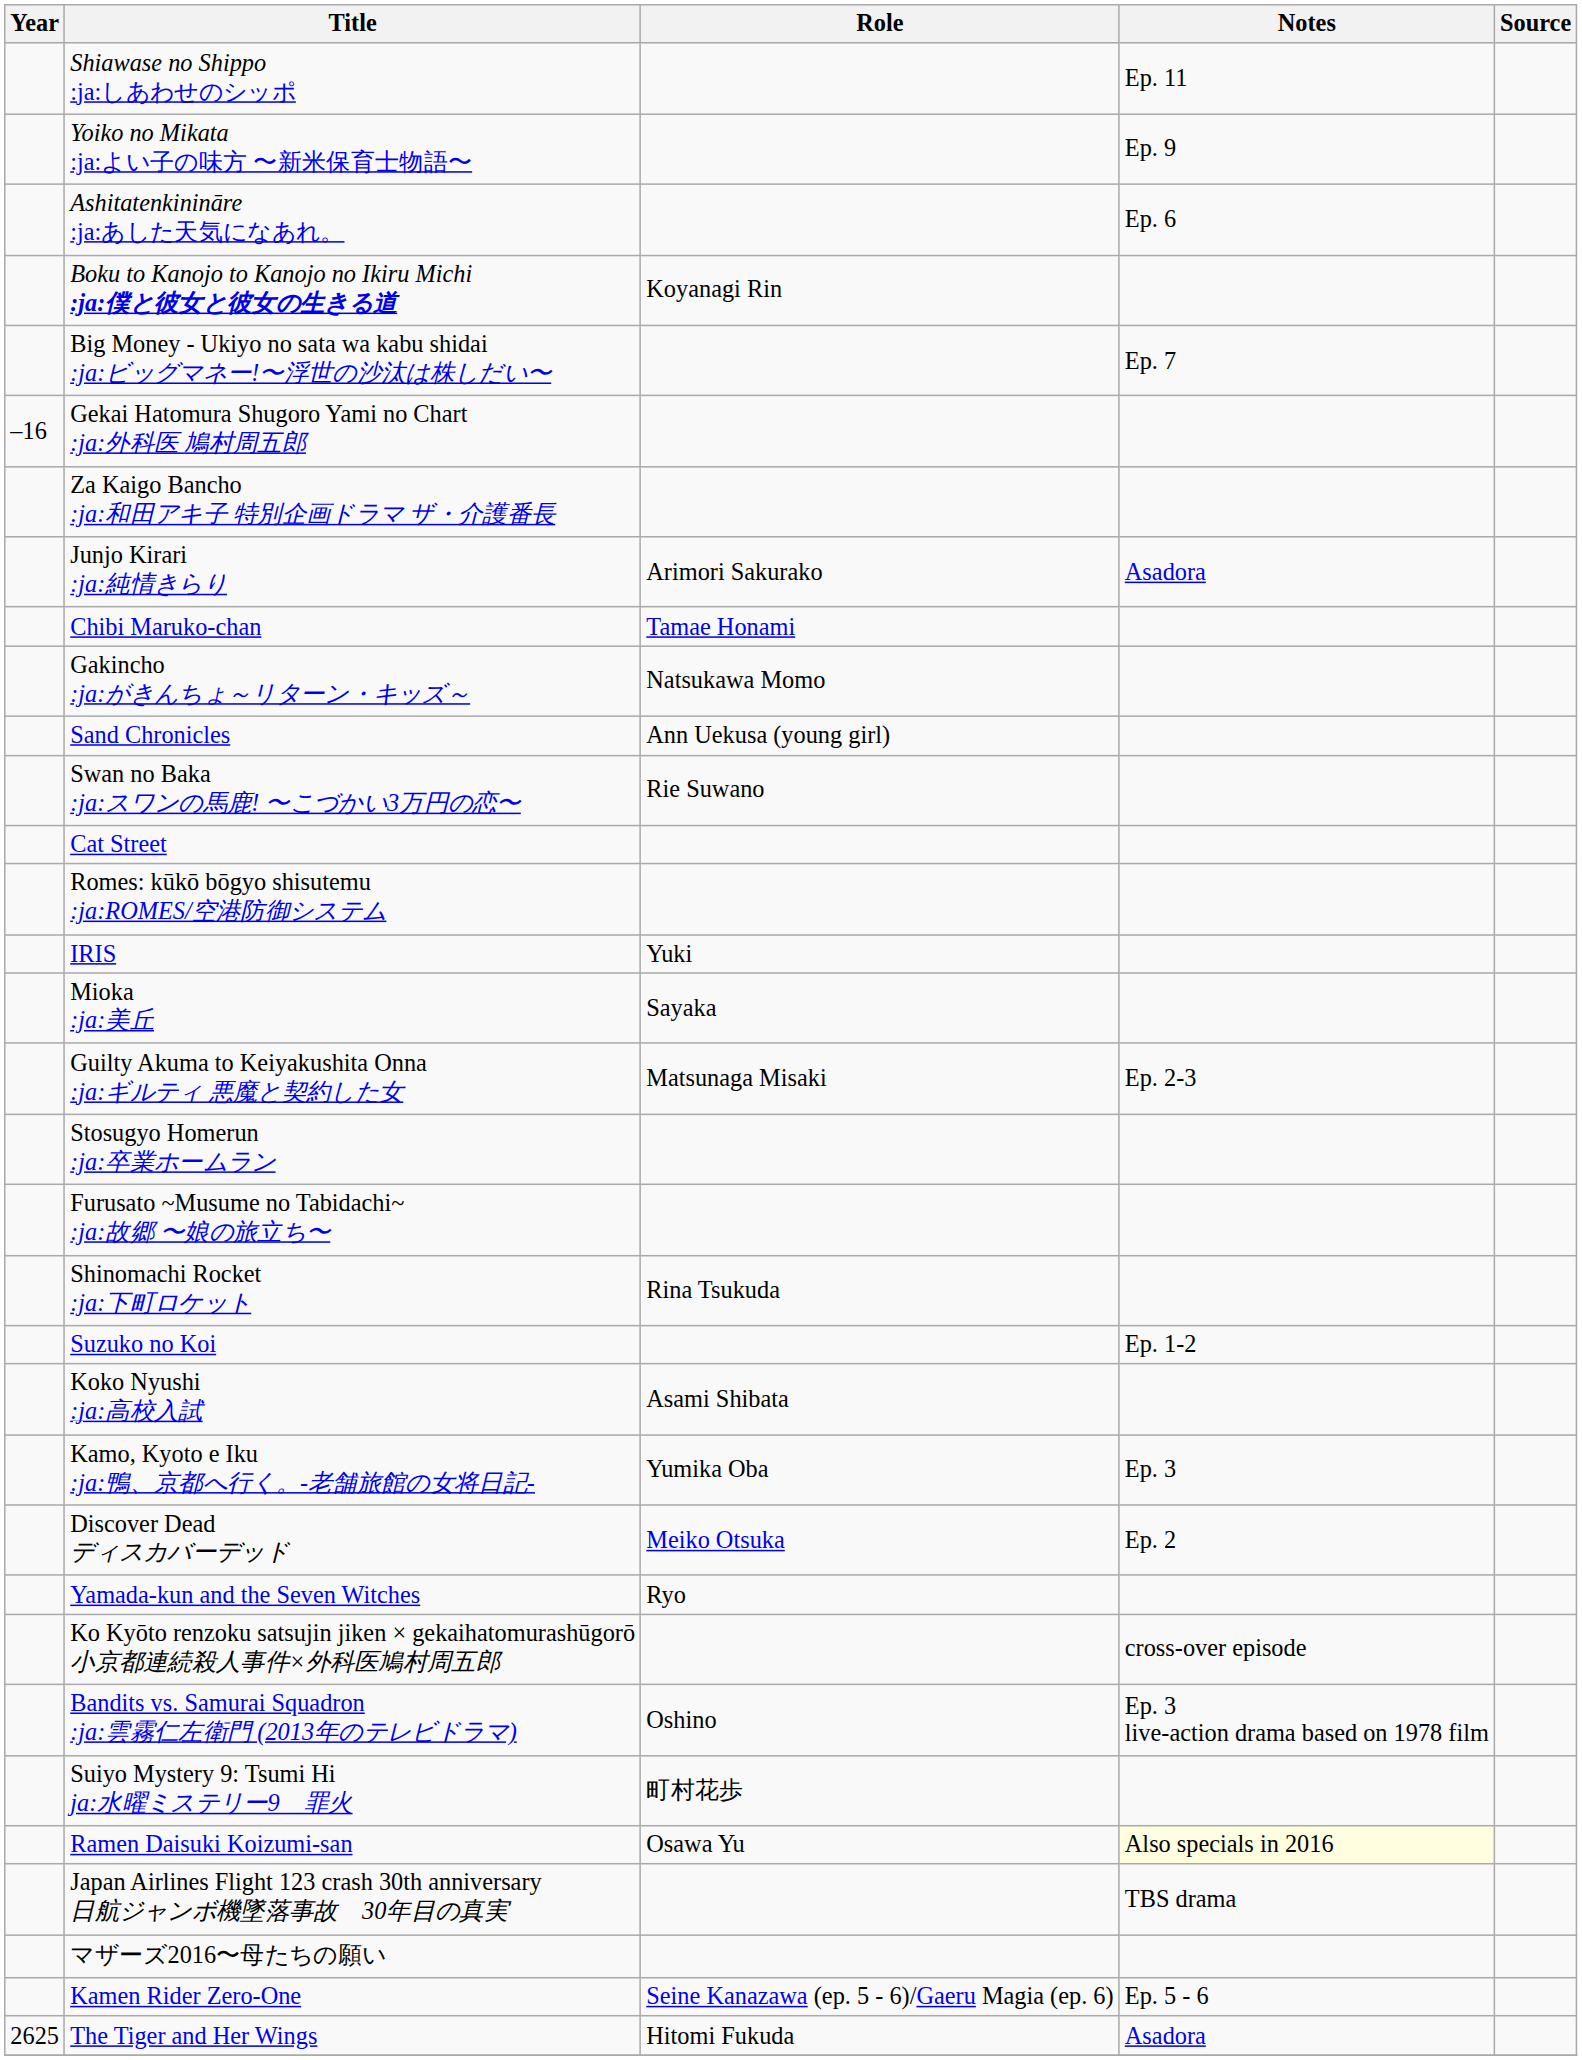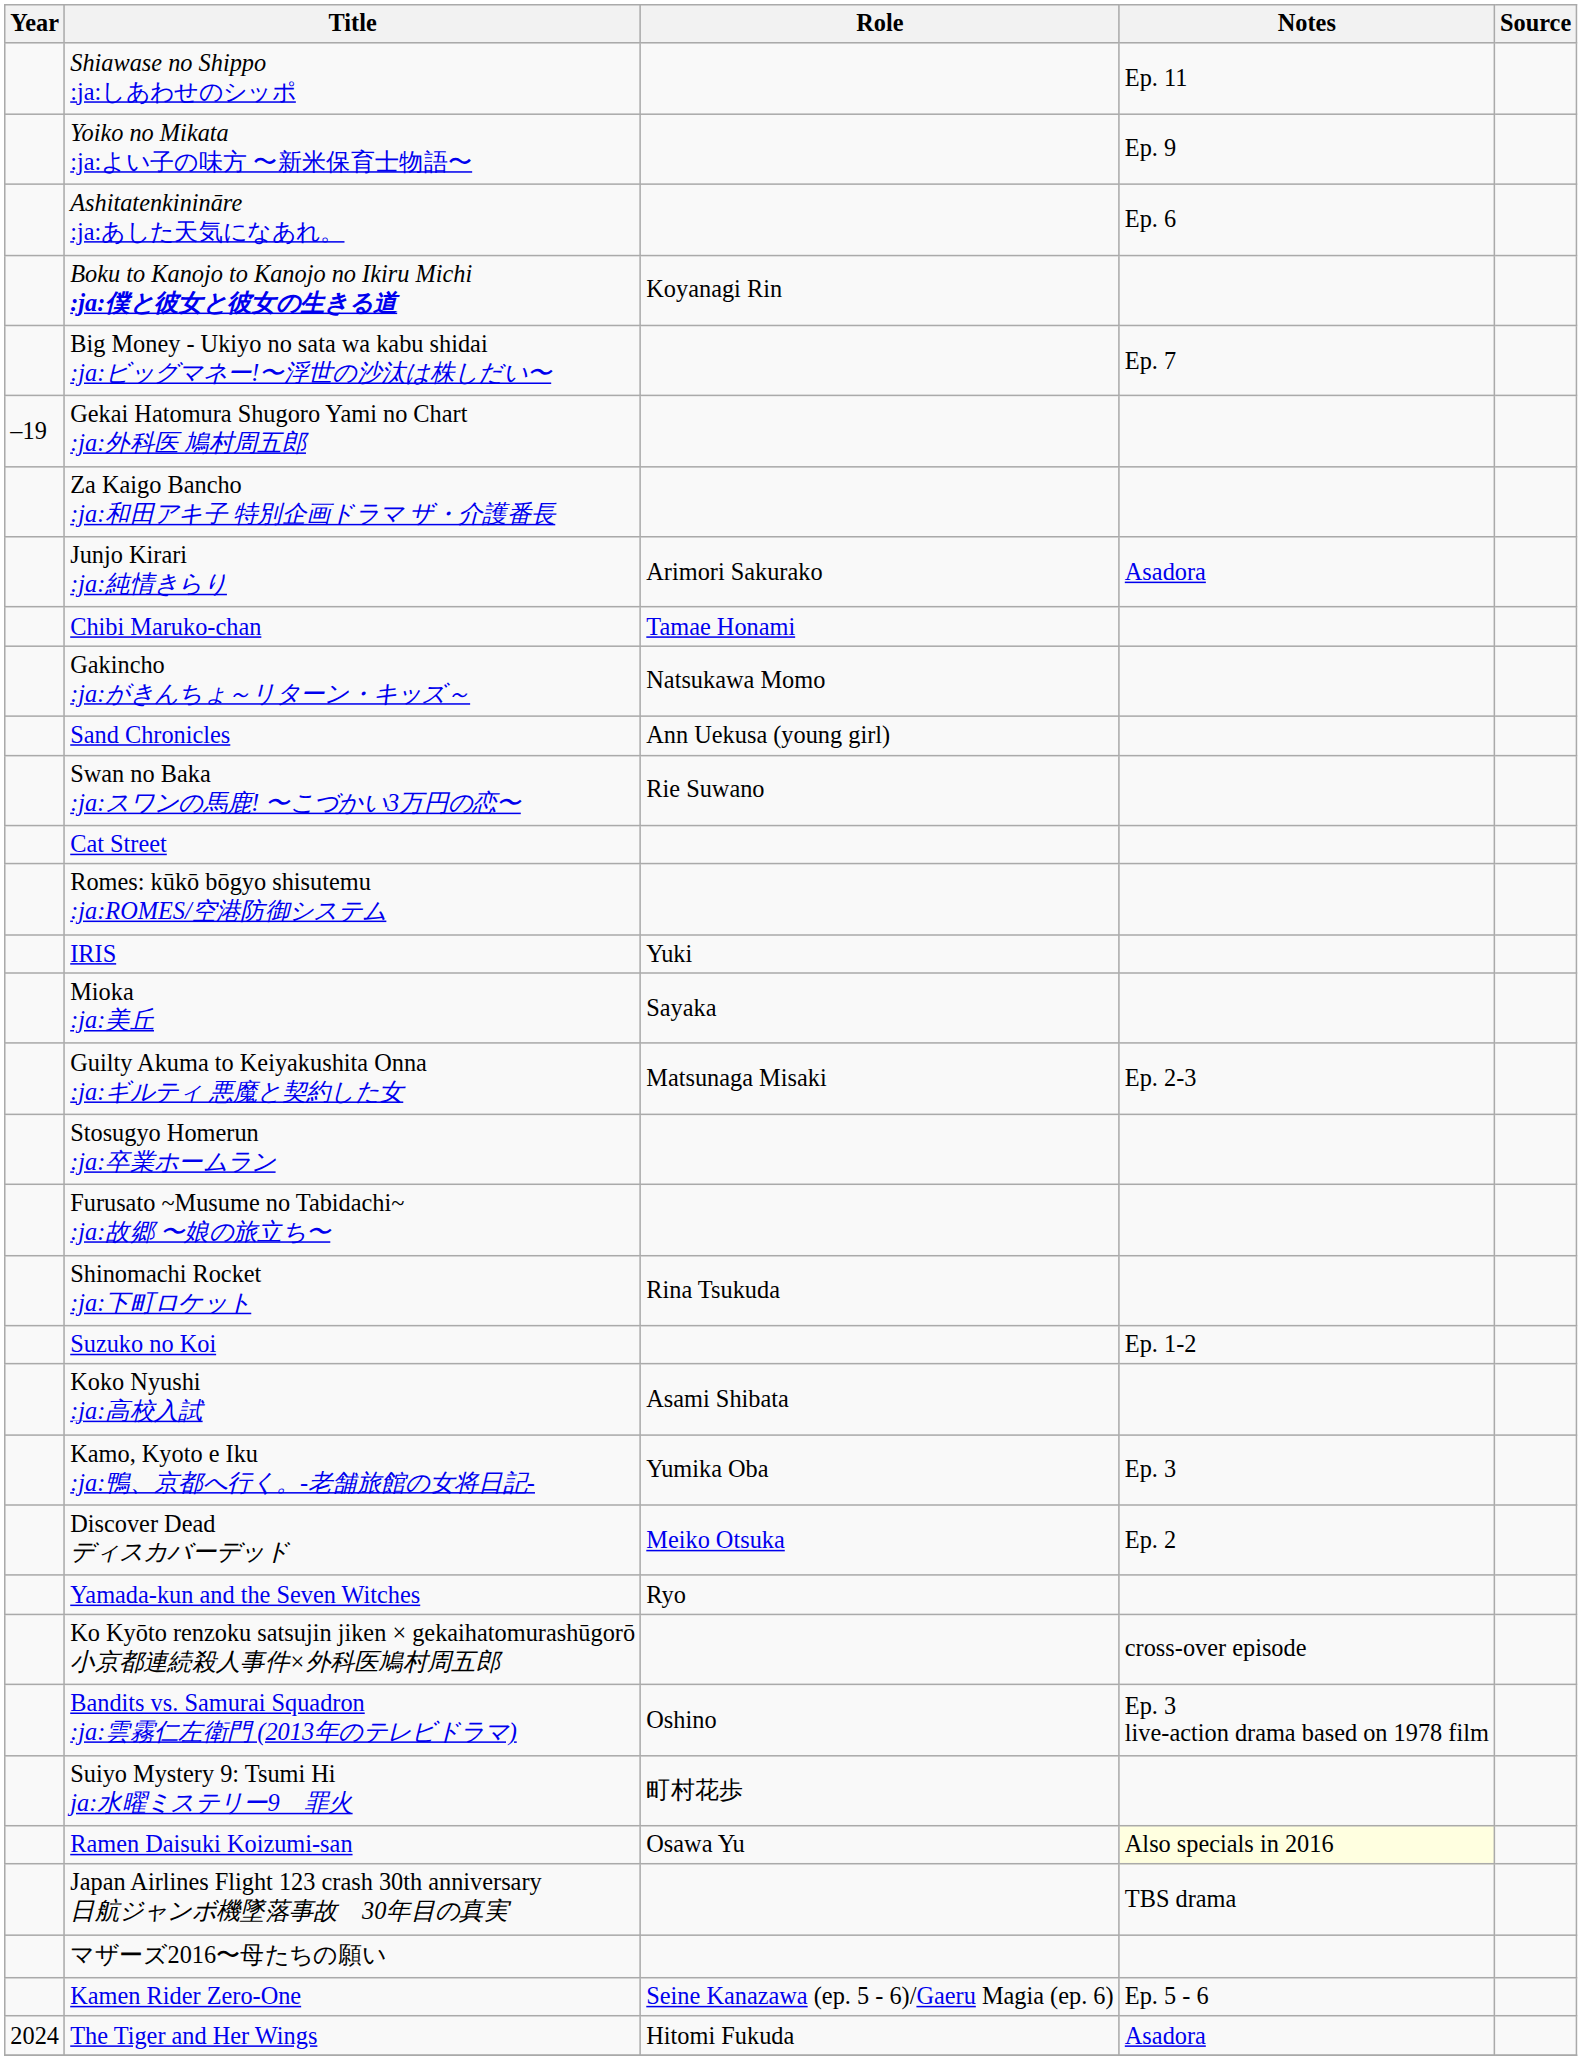(29, 430) –16 -> (29, 430) –19
(35, 2035) 2625 -> (35, 2035) 2024
